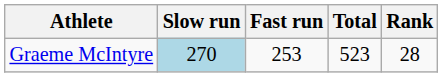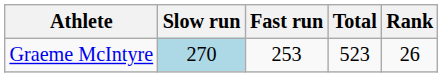(410, 54) 28 -> (410, 54) 26
